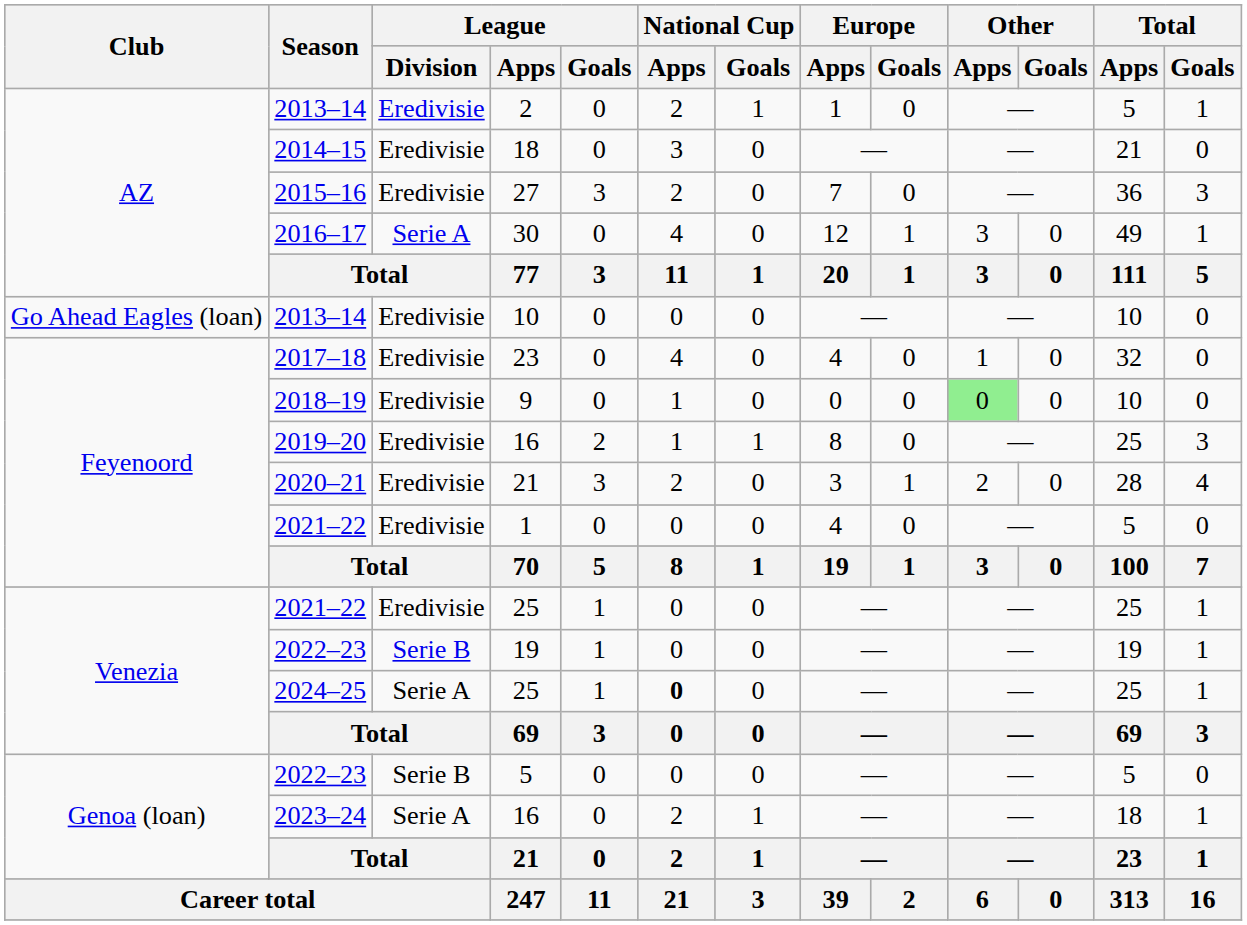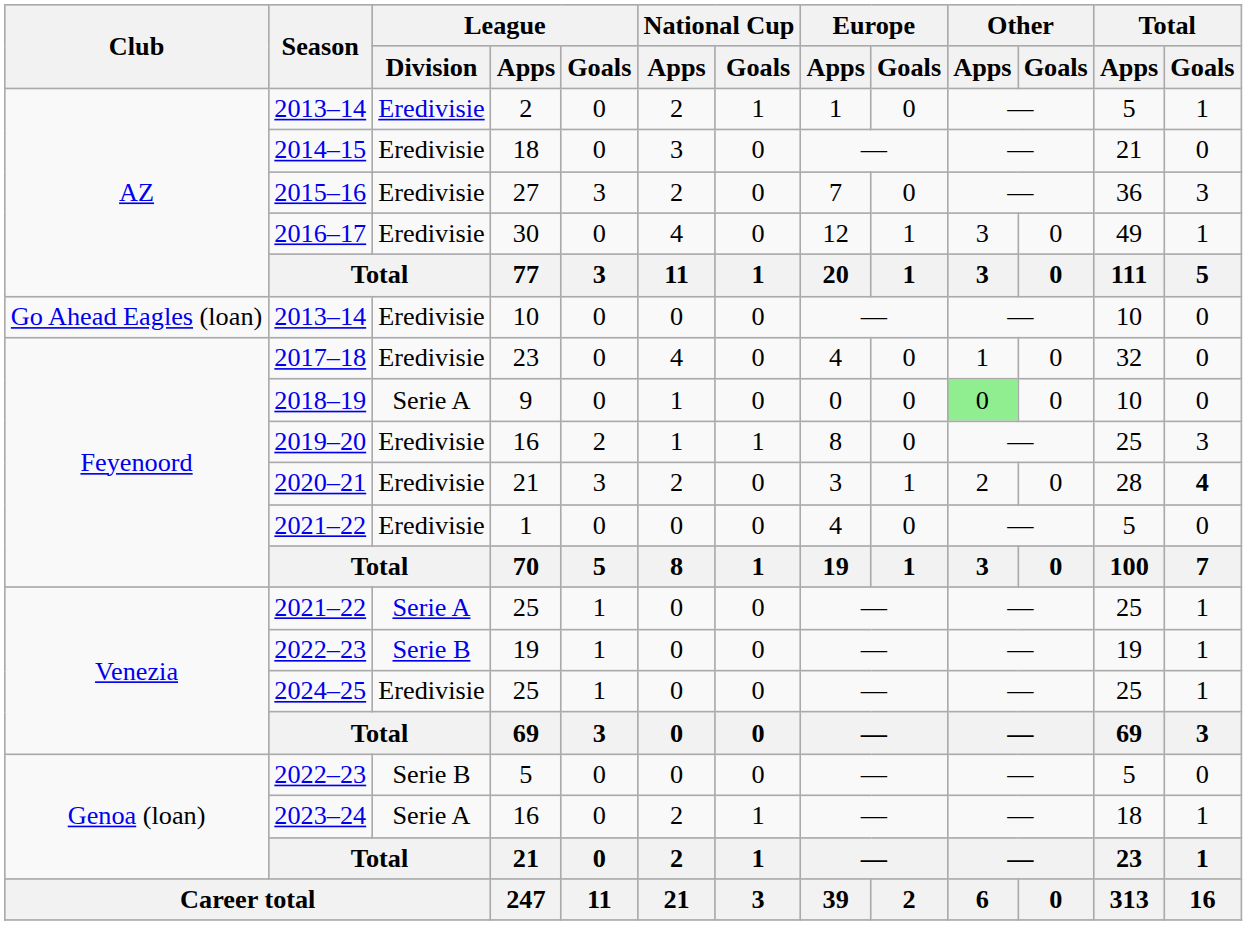(431, 233) Serie A -> (431, 233) Eredivisie
(431, 399) Eredivisie -> (431, 399) Serie A
(1202, 483) normal -> (1202, 483) bold
(431, 607) Eredivisie -> (431, 607) Serie A
(431, 691) Serie A -> (431, 691) Eredivisie
(677, 691) bold -> (677, 691) normal
